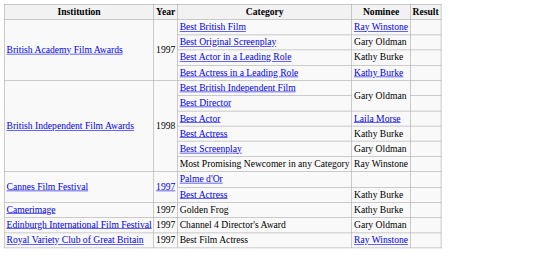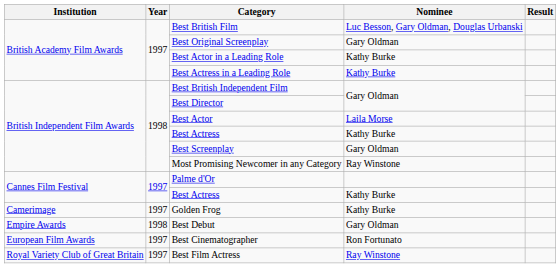(381, 27) Ray Winstone -> (434, 27) Luc Besson, Gary Oldman, Douglas Urbanski
- row: (79, 225)
+ row: (36, 225)
+ row: (51, 240)
